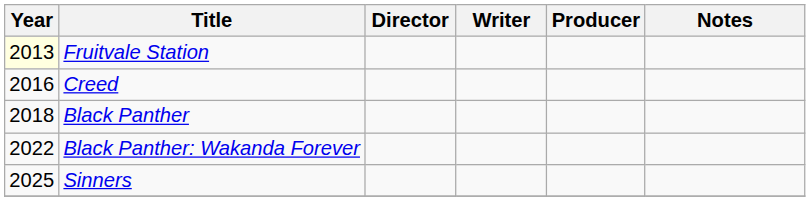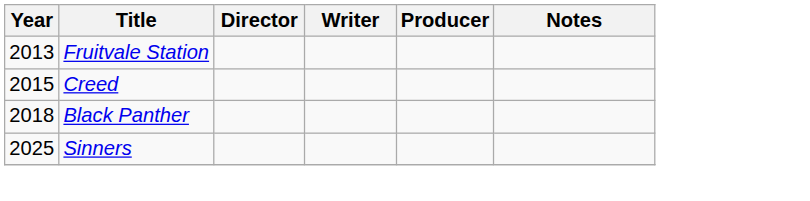(32, 52) lightyellow background -> (32, 52) no background
(32, 84) 2016 -> (32, 84) 2015
- row: (212, 148)
